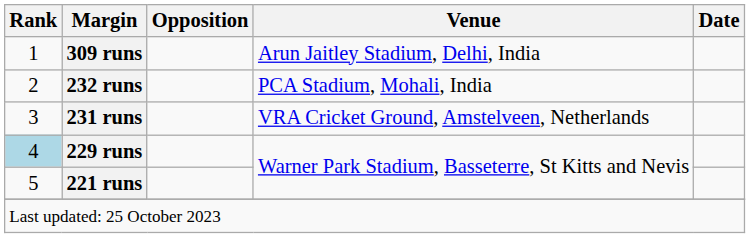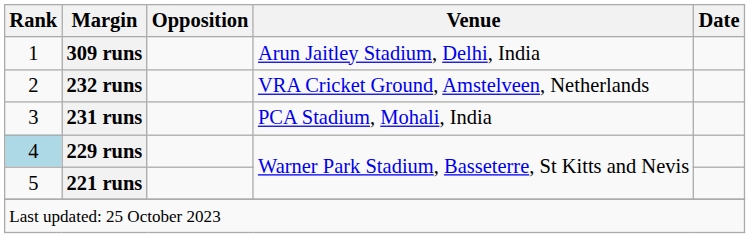(375, 85) PCA Stadium, Mohali, India -> (454, 85) VRA Cricket Ground, Amstelveen, Netherlands
(454, 118) VRA Cricket Ground, Amstelveen, Netherlands -> (375, 118) PCA Stadium, Mohali, India
